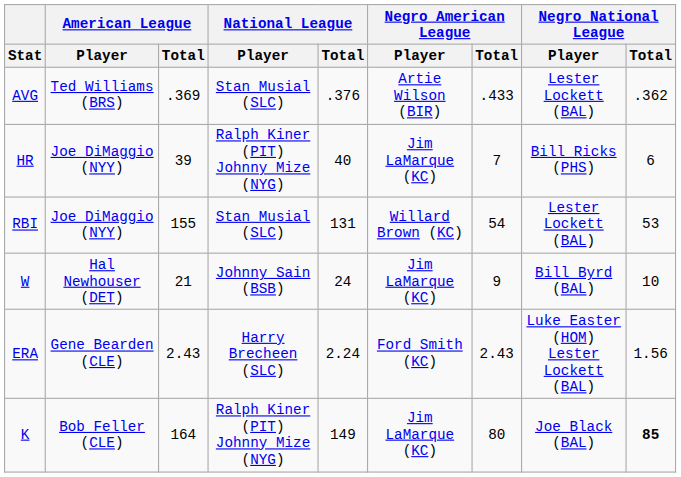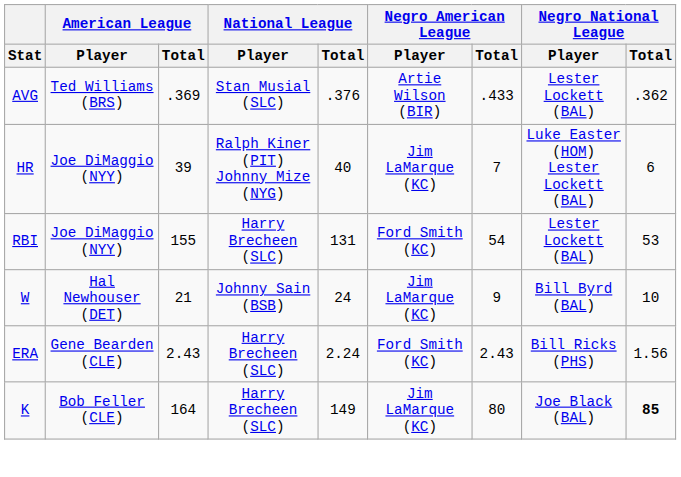(574, 160) Bill Ricks (PHS) -> (574, 169) Luke Easter (HOM) Lester Lockett (BAL)
(263, 225) Stan Musial (SLC) -> (263, 241) Harry Brecheen (SLC)
(420, 225) Willard Brown (KC) -> (420, 241) Ford Smith (KC)
(574, 354) Luke Easter (HOM) Lester Lockett (BAL) -> (574, 354) Bill Ricks (PHS)
(263, 435) Ralph Kiner (PIT) Johnny Mize (NYG) -> (263, 410) Harry Brecheen (SLC)
